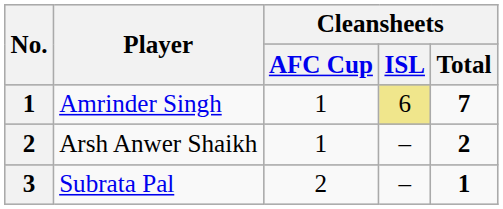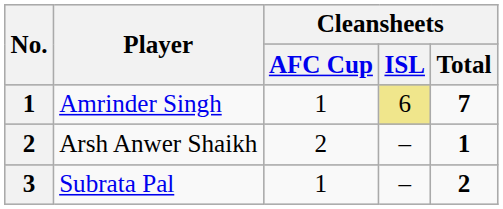(321, 143) 1 -> (321, 143) 2
(464, 143) 2 -> (464, 143) 1
(321, 183) 2 -> (321, 183) 1
(464, 183) 1 -> (464, 183) 2
